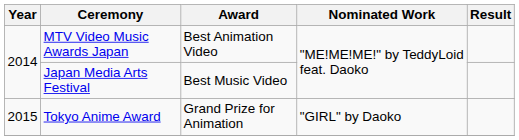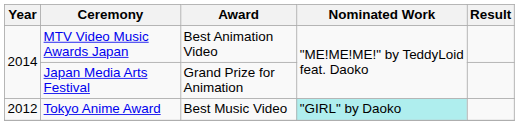(235, 80) Best Music Video -> (229, 80) Grand Prize for Animation
(22, 116) 2015 -> (22, 109) 2012
(229, 116) Grand Prize for Animation -> (235, 109) Best Music Video
(350, 116) no background -> (350, 109) paleturquoise background
